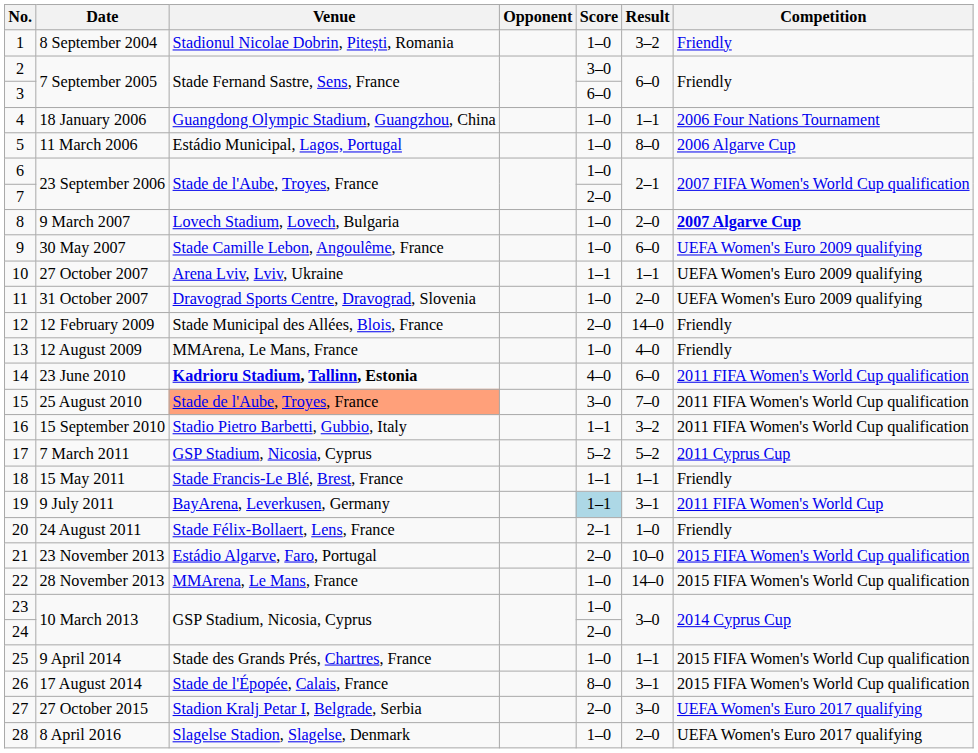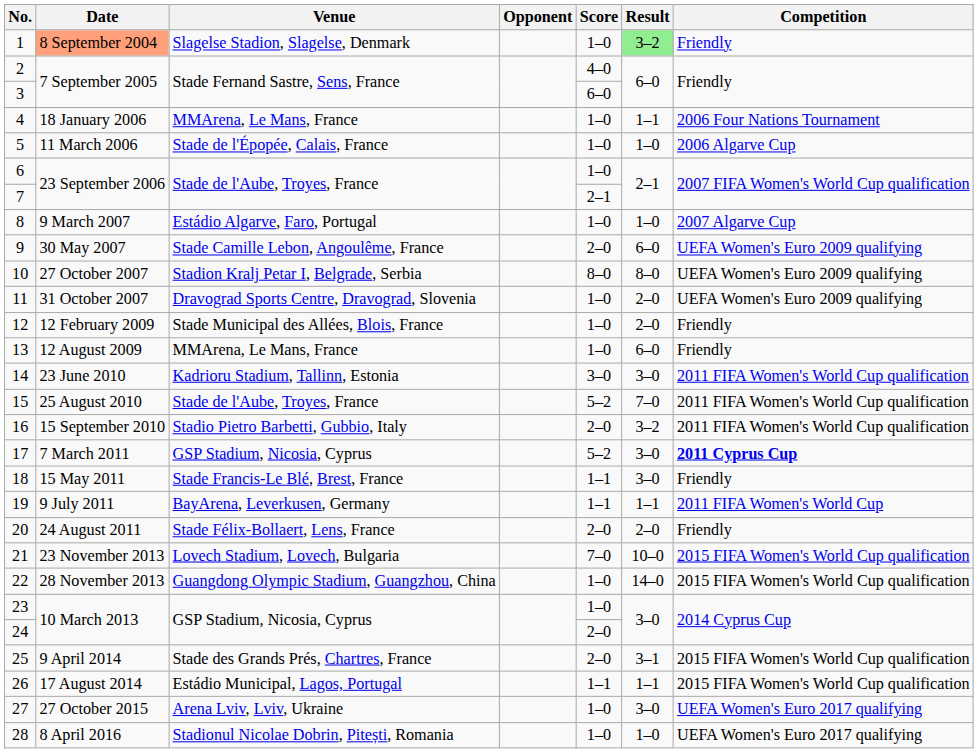(98, 42) no background -> (98, 42) lightsalmon background
(313, 42) Stadionul Nicolae Dobrin, Pitești, Romania -> (291, 42) Slagelse Stadion, Slagelse, Denmark
(648, 42) no background -> (648, 42) lightgreen background
(599, 68) 3–0 -> (599, 68) 4–0
(334, 119) Guangdong Olympic Stadium, Guangzhou, China -> (265, 119) MMArena, Le Mans, France
(287, 145) Estádio Municipal, Lagos, Portugal -> (280, 145) Stade de l'Épopée, Calais, France
(648, 145) 8–0 -> (648, 145) 1–0
(599, 196) 2–0 -> (599, 196) 2–1
(286, 222) Lovech Stadium, Lovech, Bulgaria -> (275, 222) Estádio Algarve, Faro, Portugal
(648, 222) 2–0 -> (648, 222) 1–0
(739, 222) bold -> (736, 222) normal
(599, 247) 1–0 -> (599, 247) 2–0
(258, 273) Arena Lviv, Lviv, Ukraine -> (297, 273) Stadion Kralj Petar I, Belgrade, Serbia
(599, 273) 1–1 -> (599, 273) 8–0
(648, 273) 1–1 -> (648, 273) 8–0
(599, 324) 2–0 -> (599, 324) 1–0
(648, 324) 14–0 -> (648, 324) 2–0
(648, 350) 4–0 -> (648, 350) 6–0
(295, 376) bold -> (286, 376) normal
(599, 376) 4–0 -> (599, 376) 3–0
(648, 376) 6–0 -> (648, 376) 3–0
(275, 401) lightsalmon background -> (275, 401) no background
(599, 401) 3–0 -> (599, 401) 5–2
(599, 427) 1–1 -> (599, 427) 2–0
(648, 453) 5–2 -> (648, 453) 3–0
(734, 453) normal -> (737, 453) bold
(648, 478) 1–1 -> (648, 478) 3–0
(599, 504) lightblue background -> (599, 504) no background
(648, 504) 3–1 -> (648, 504) 1–1
(599, 529) 2–1 -> (599, 529) 2–0
(648, 529) 1–0 -> (648, 529) 2–0
(275, 555) Estádio Algarve, Faro, Portugal -> (286, 555) Lovech Stadium, Lovech, Bulgaria
(599, 555) 2–0 -> (599, 555) 7–0
(265, 581) MMArena, Le Mans, France -> (334, 581) Guangdong Olympic Stadium, Guangzhou, China
(599, 658) 1–0 -> (599, 658) 2–0
(648, 658) 1–1 -> (648, 658) 3–1
(280, 683) Stade de l'Épopée, Calais, France -> (287, 683) Estádio Municipal, Lagos, Portugal
(599, 683) 8–0 -> (599, 683) 1–1
(648, 683) 3–1 -> (648, 683) 1–1
(297, 709) Stadion Kralj Petar I, Belgrade, Serbia -> (258, 709) Arena Lviv, Lviv, Ukraine
(599, 709) 2–0 -> (599, 709) 1–0
(291, 734) Slagelse Stadion, Slagelse, Denmark -> (313, 734) Stadionul Nicolae Dobrin, Pitești, Romania
(648, 734) 2–0 -> (648, 734) 1–0
